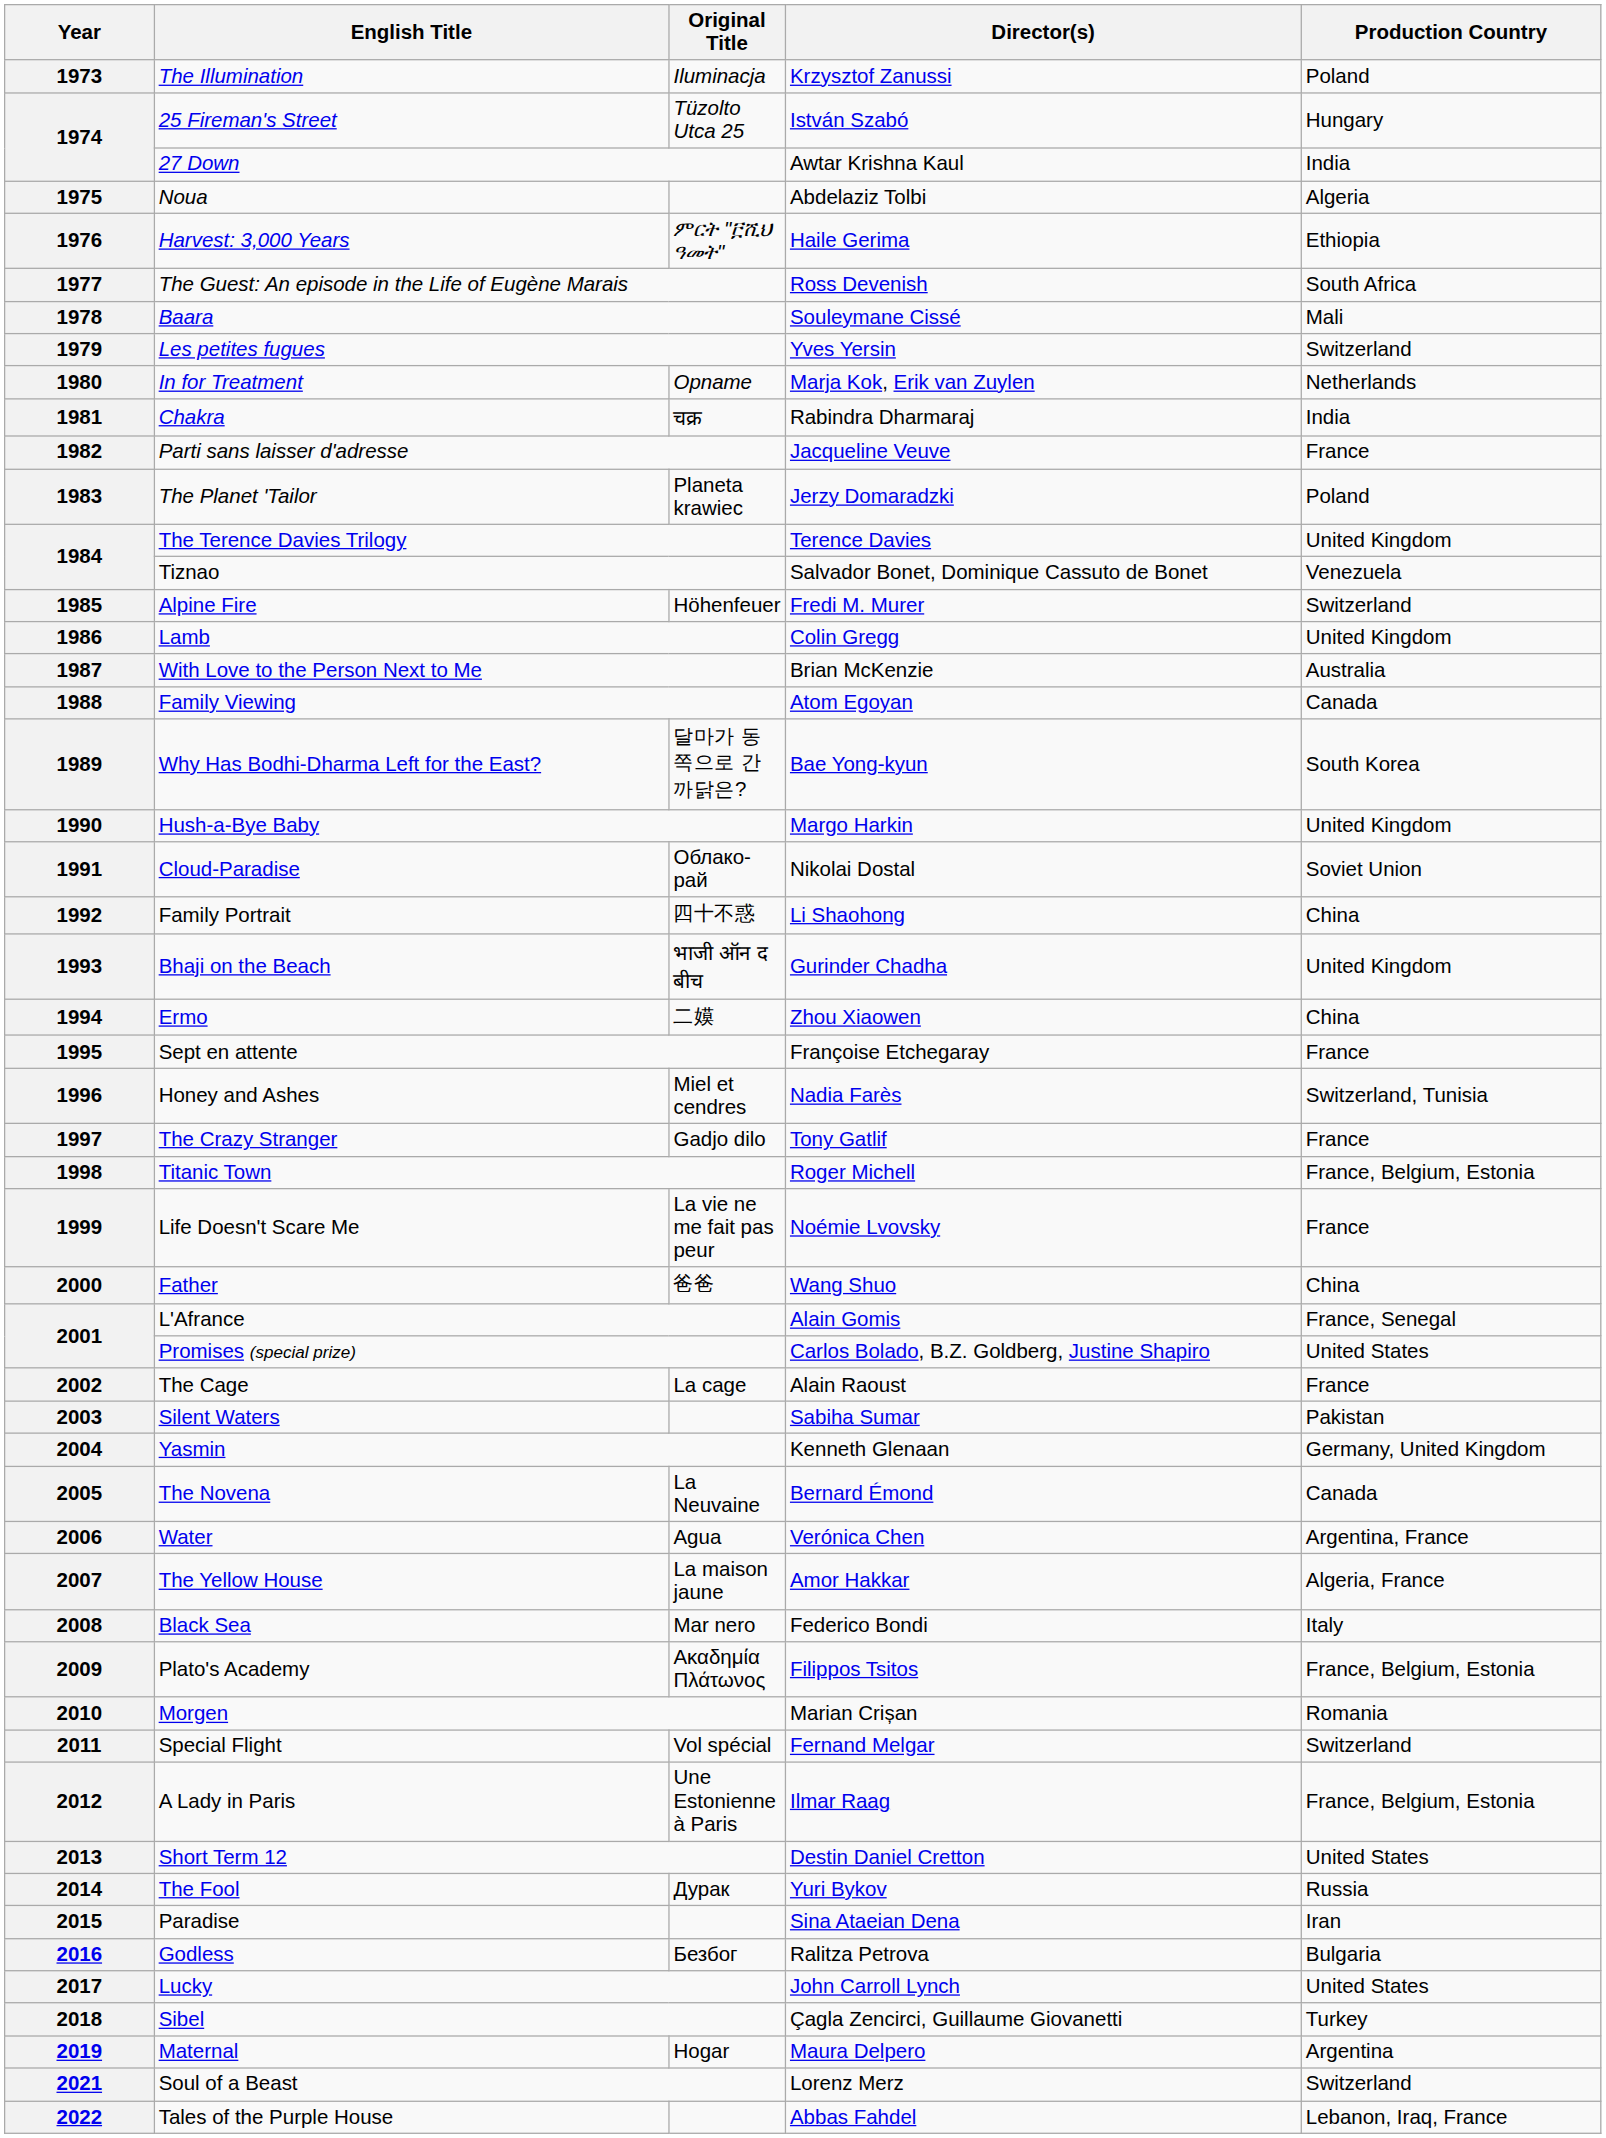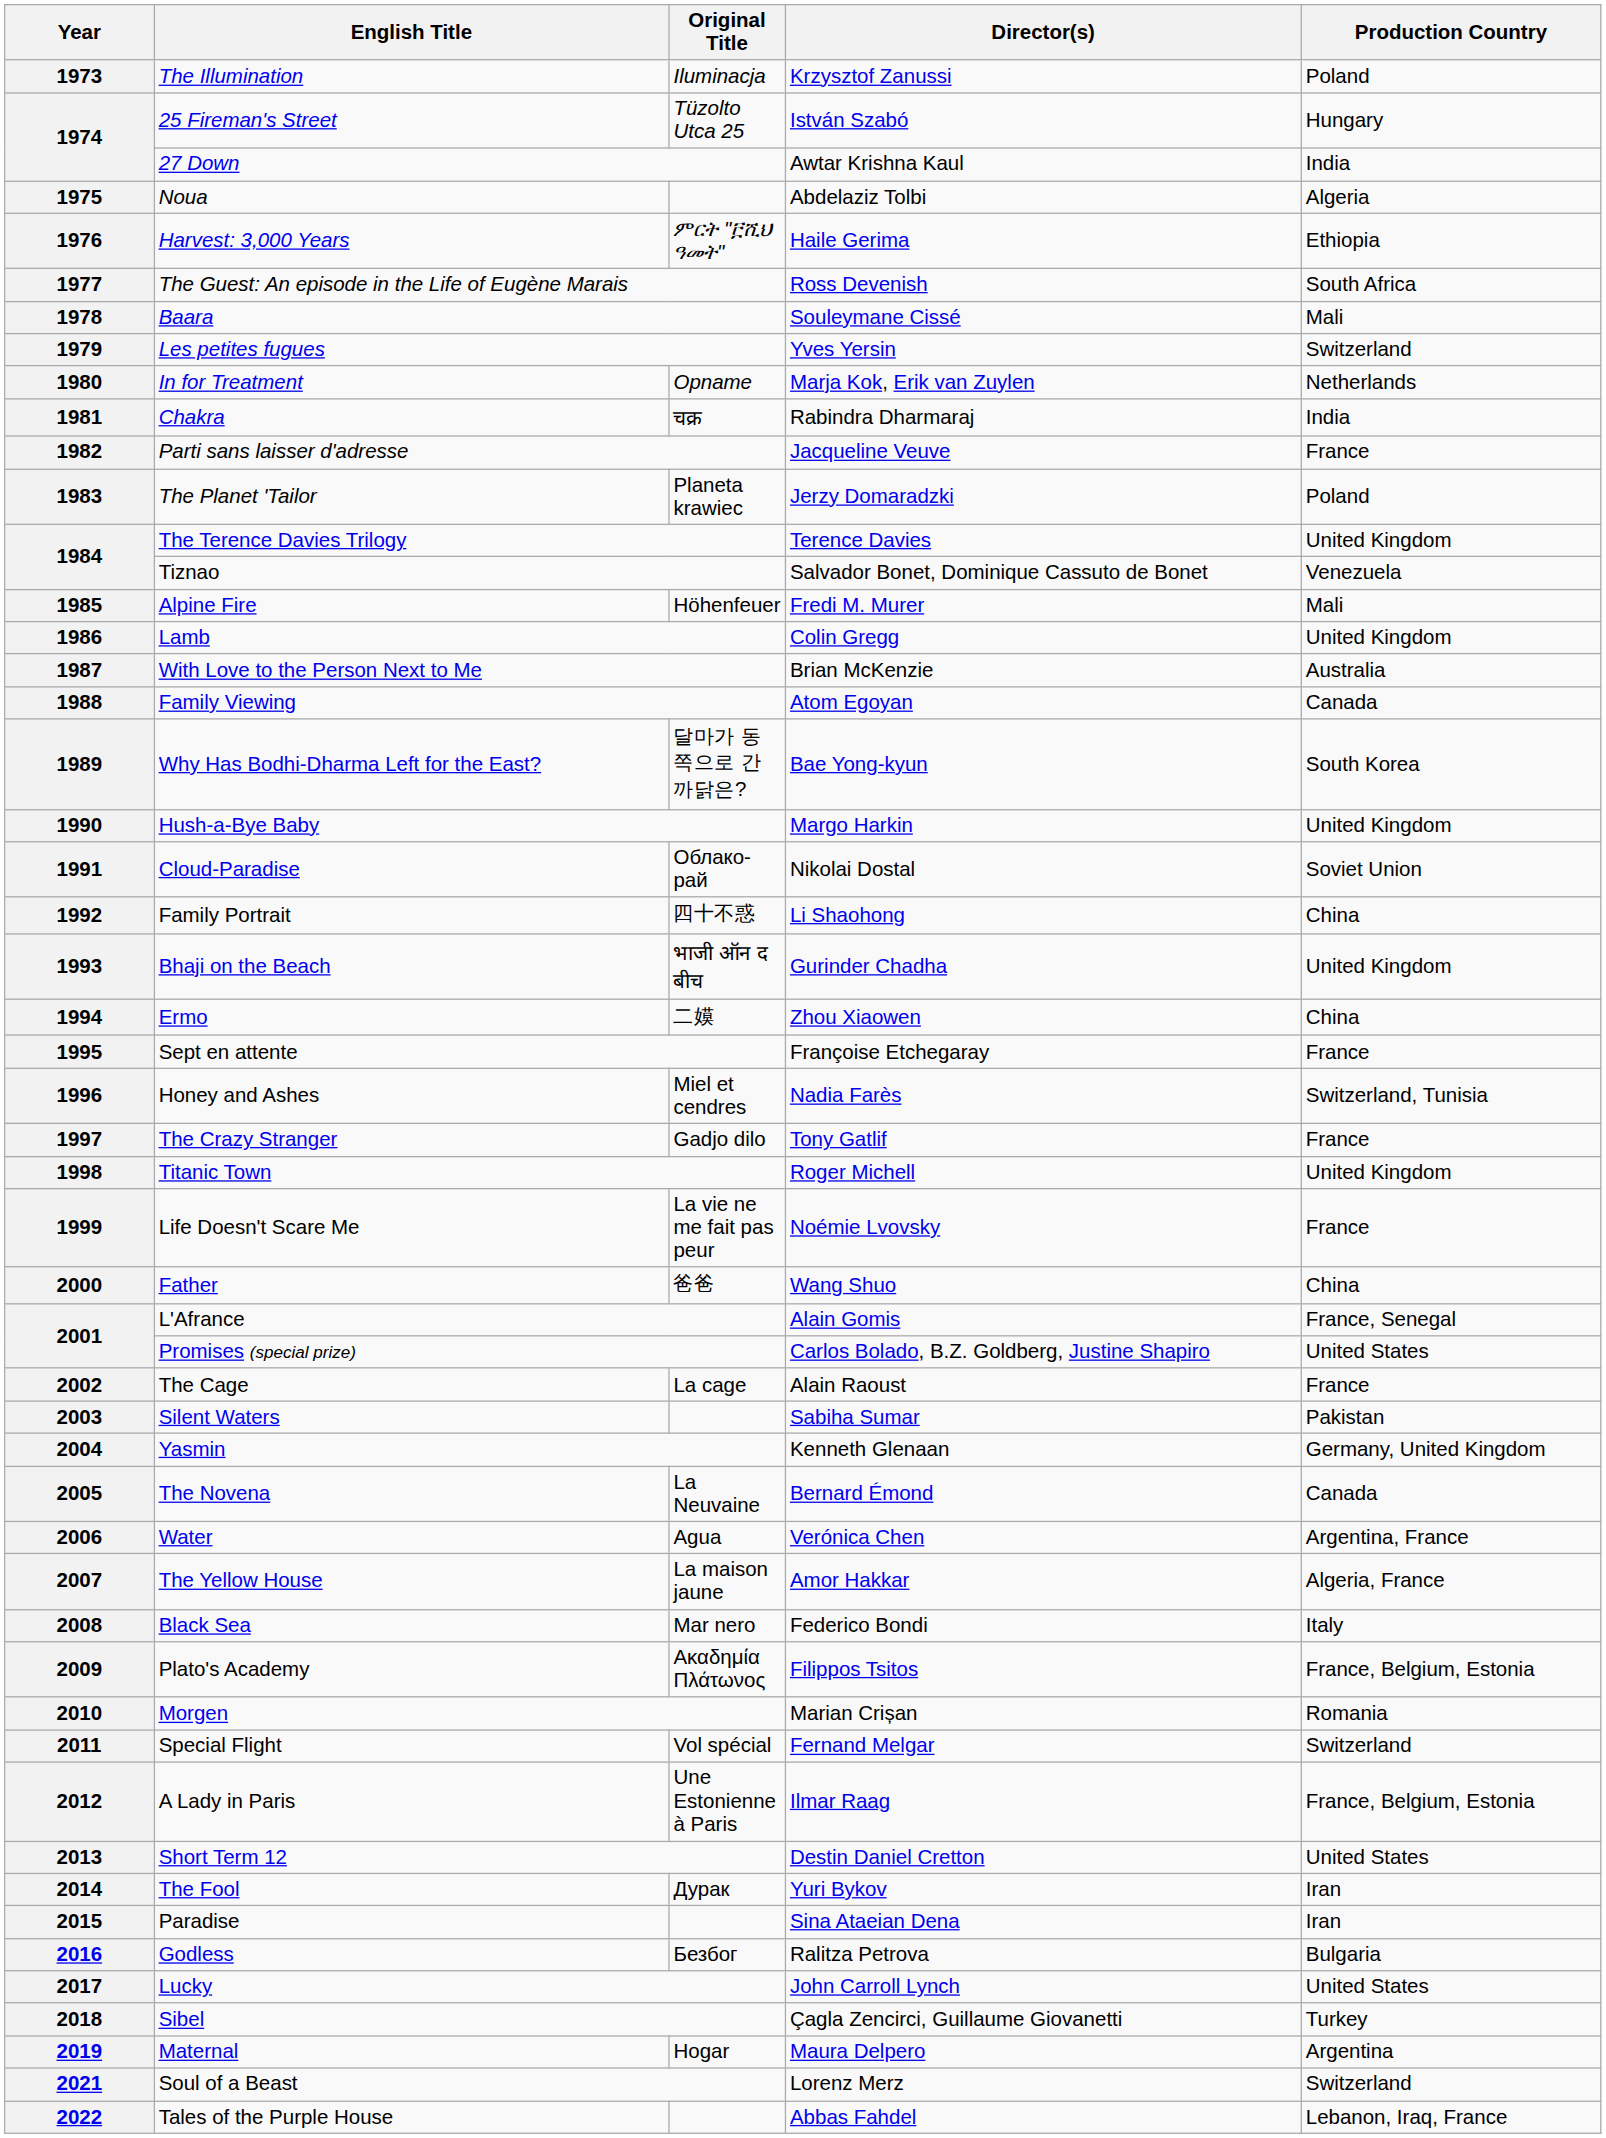(1359, 605) Switzerland -> (1325, 605) Mali
(1420, 1172) France, Belgium, Estonia -> (1379, 1172) United Kingdom
(1337, 1889) Russia -> (1323, 1889) Iran
